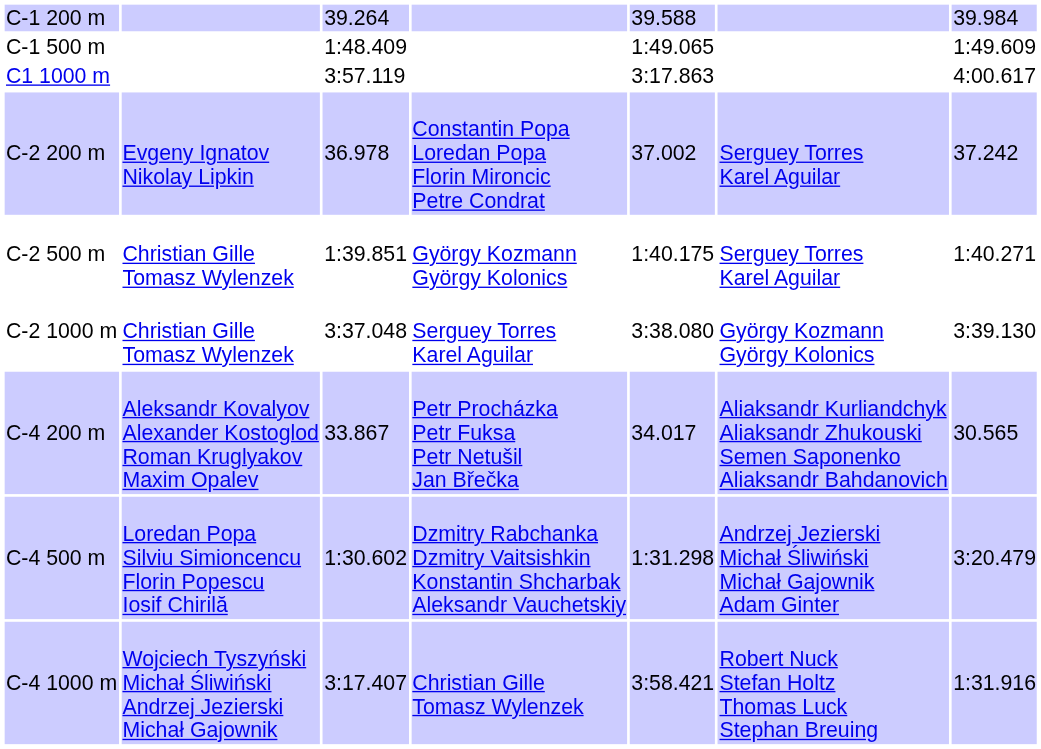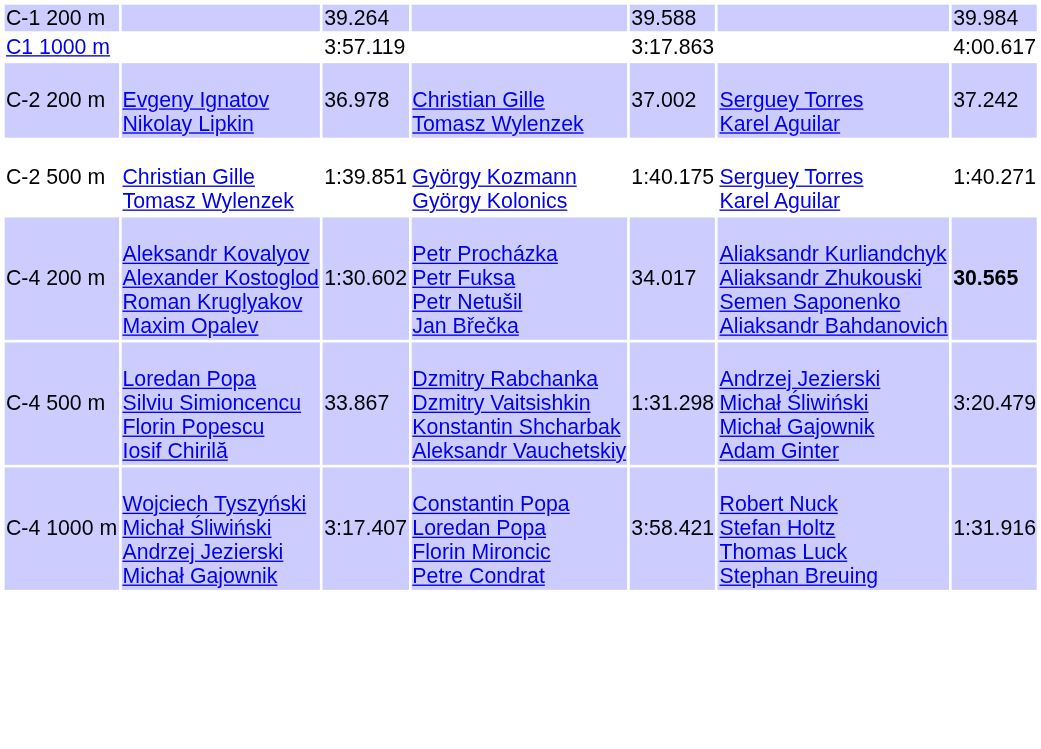- row: (56, 47)
(491, 165) Constantin Popa Loredan Popa Florin Mironcic Petre Condrat -> (498, 112) Christian Gille Tomasz Wylenzek
- row: (62, 331)
(357, 432) 33.867 -> (366, 278) 1:30.602
(986, 432) normal -> (986, 278) bold
(366, 557) 1:30.602 -> (357, 403) 33.867
(498, 694) Christian Gille Tomasz Wylenzek -> (491, 540) Constantin Popa Loredan Popa Florin Mironcic Petre Condrat
